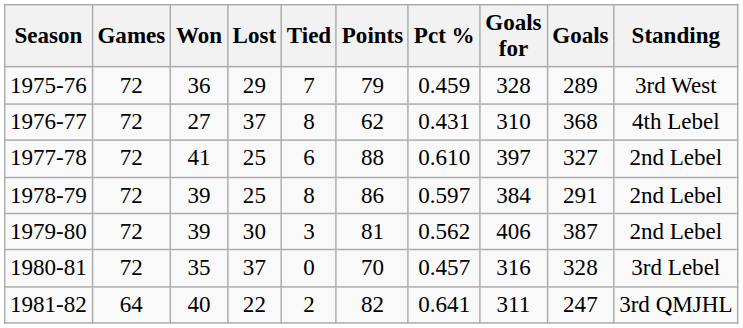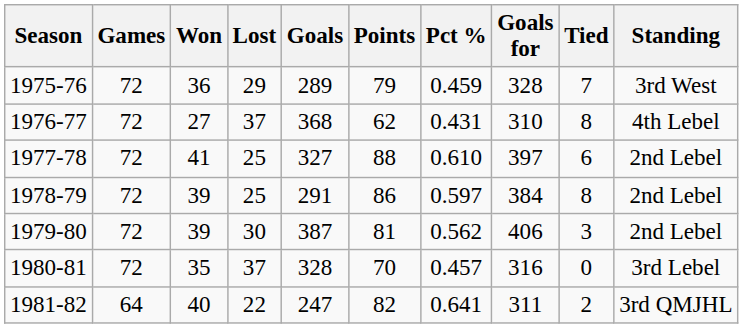columns swapped: (309, 35) <-> (580, 35)
